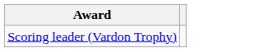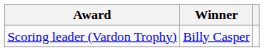+ column: (216, 15)
